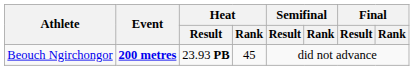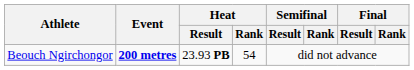(249, 55) 45 -> (249, 55) 54
